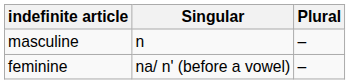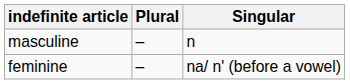columns swapped: (213, 16) <-> (319, 16)
